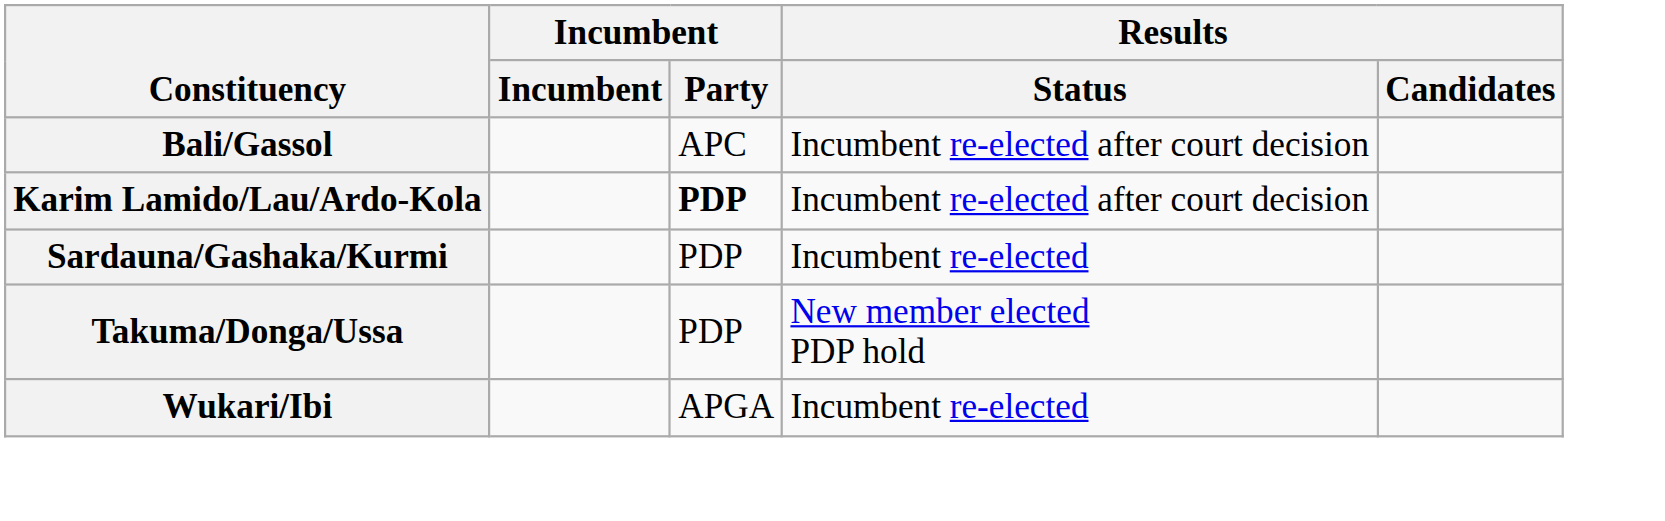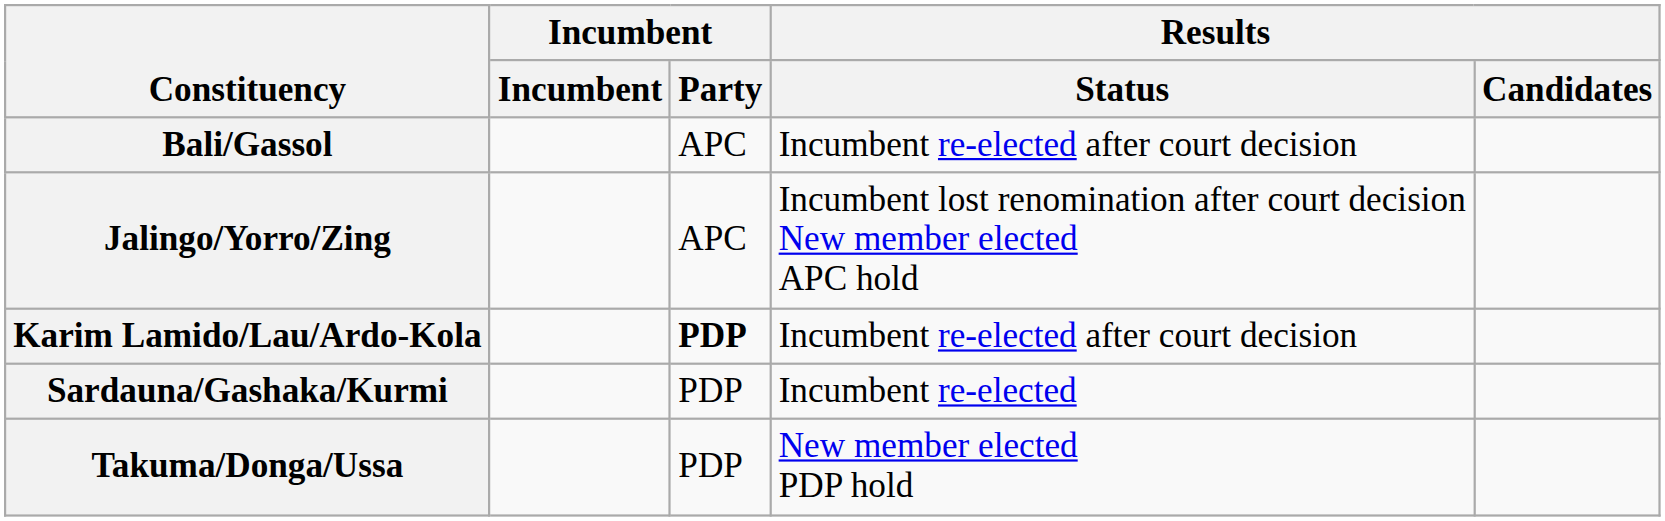+ row: (247, 239)
- row: (247, 406)
